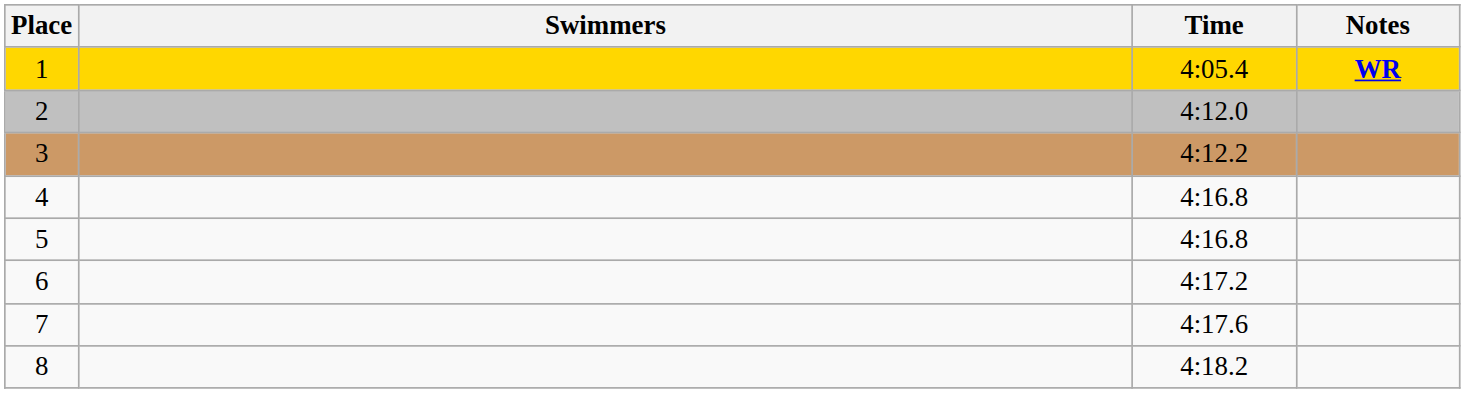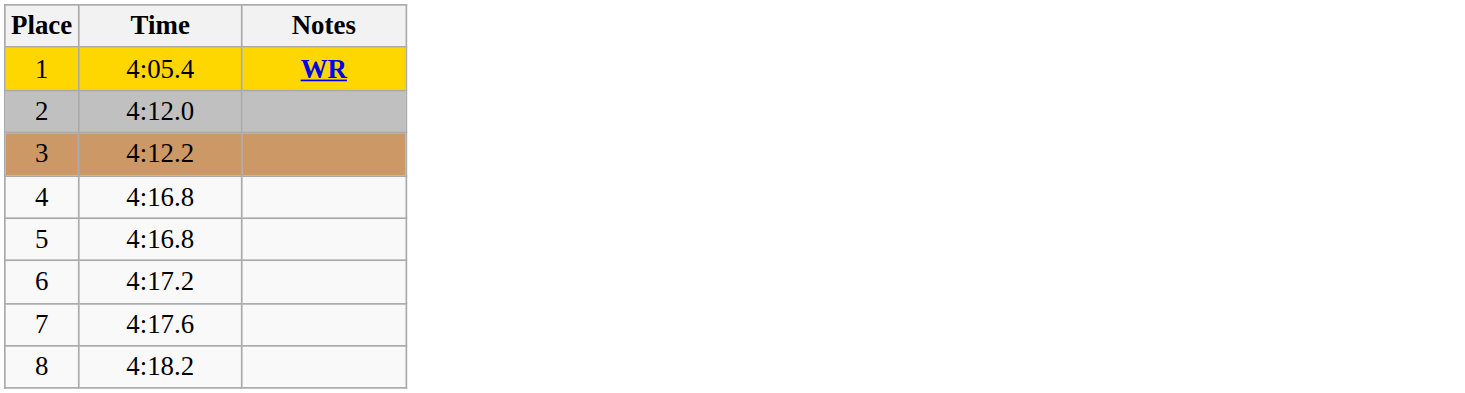- column: (605, 25)
